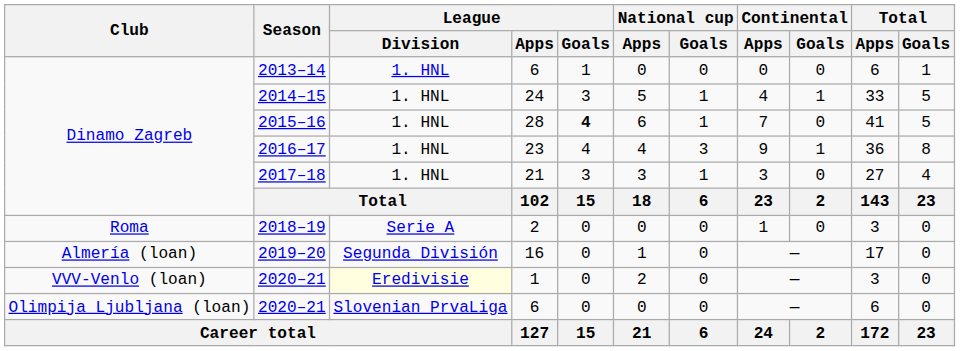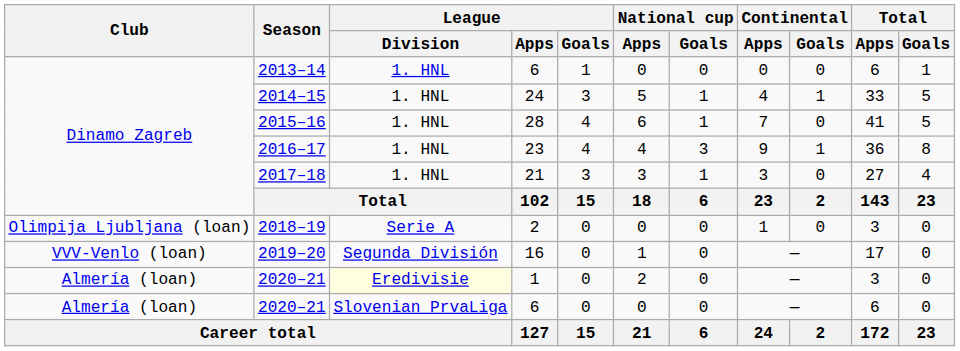(586, 123) bold -> (586, 123) normal
(129, 228) Roma -> (129, 228) Olimpija Ljubljana (loan)
(129, 254) Almería (loan) -> (129, 254) VVV-Venlo (loan)
(129, 280) VVV-Venlo (loan) -> (129, 280) Almería (loan)
(129, 307) Olimpija Ljubljana (loan) -> (129, 307) Almería (loan)
